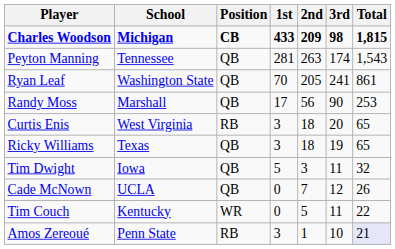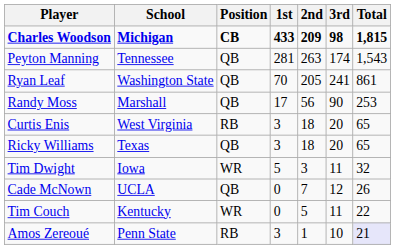(336, 146) 19 -> (336, 146) 20
(230, 168) QB -> (231, 168) WR
